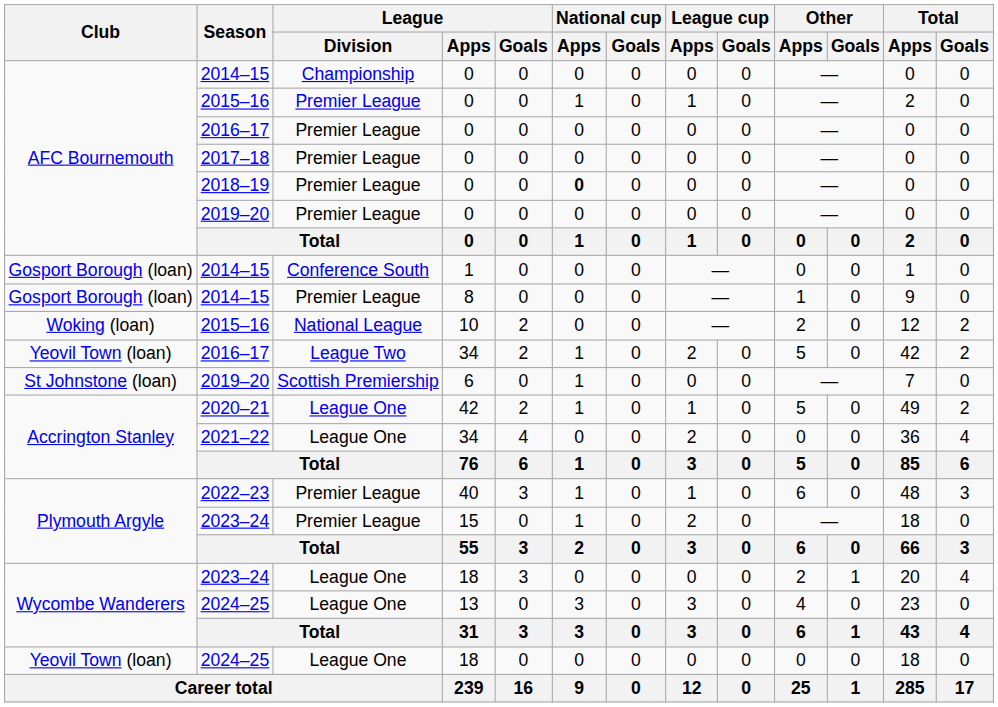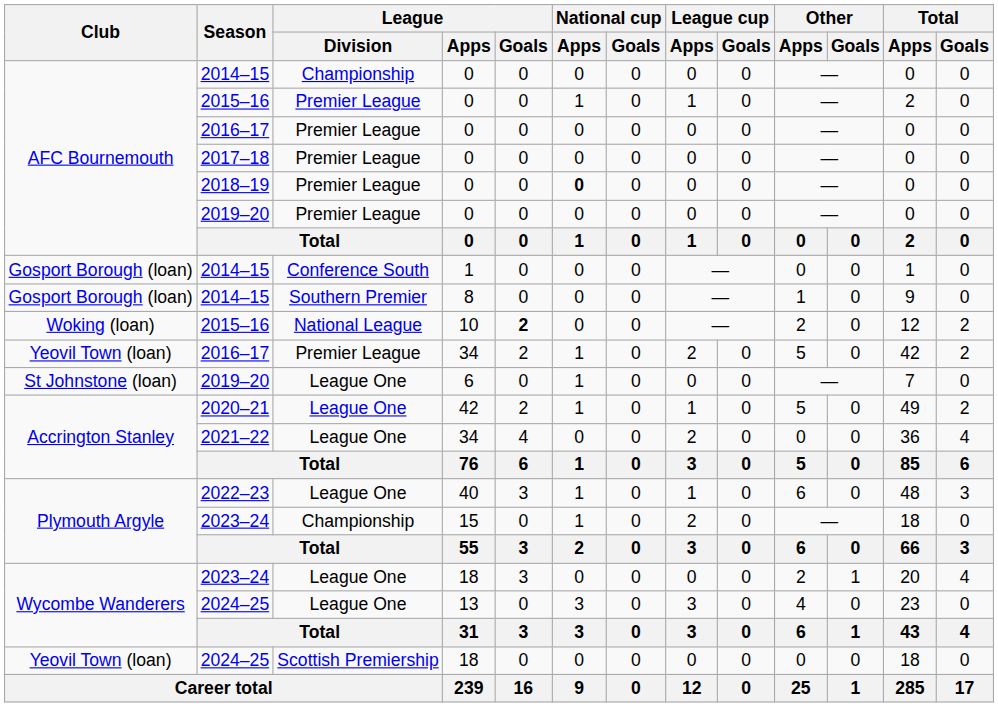(358, 297) Premier League -> (358, 297) Southern Premier
(523, 325) normal -> (523, 325) bold
(358, 353) League Two -> (358, 353) Premier League
(358, 381) Scottish Premiership -> (358, 381) League One
(358, 492) Premier League -> (358, 492) League One
(358, 520) Premier League -> (358, 520) Championship
(358, 660) League One -> (358, 660) Scottish Premiership
